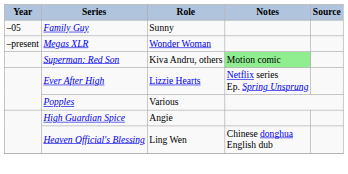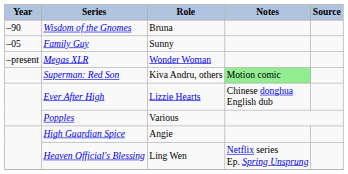+ row: (87, 28)
(268, 81) Netflix series Ep. Spring Unsprung -> (260, 97) Chinese donghua English dub
(260, 140) Chinese donghua English dub -> (268, 155) Netflix series Ep. Spring Unsprung
